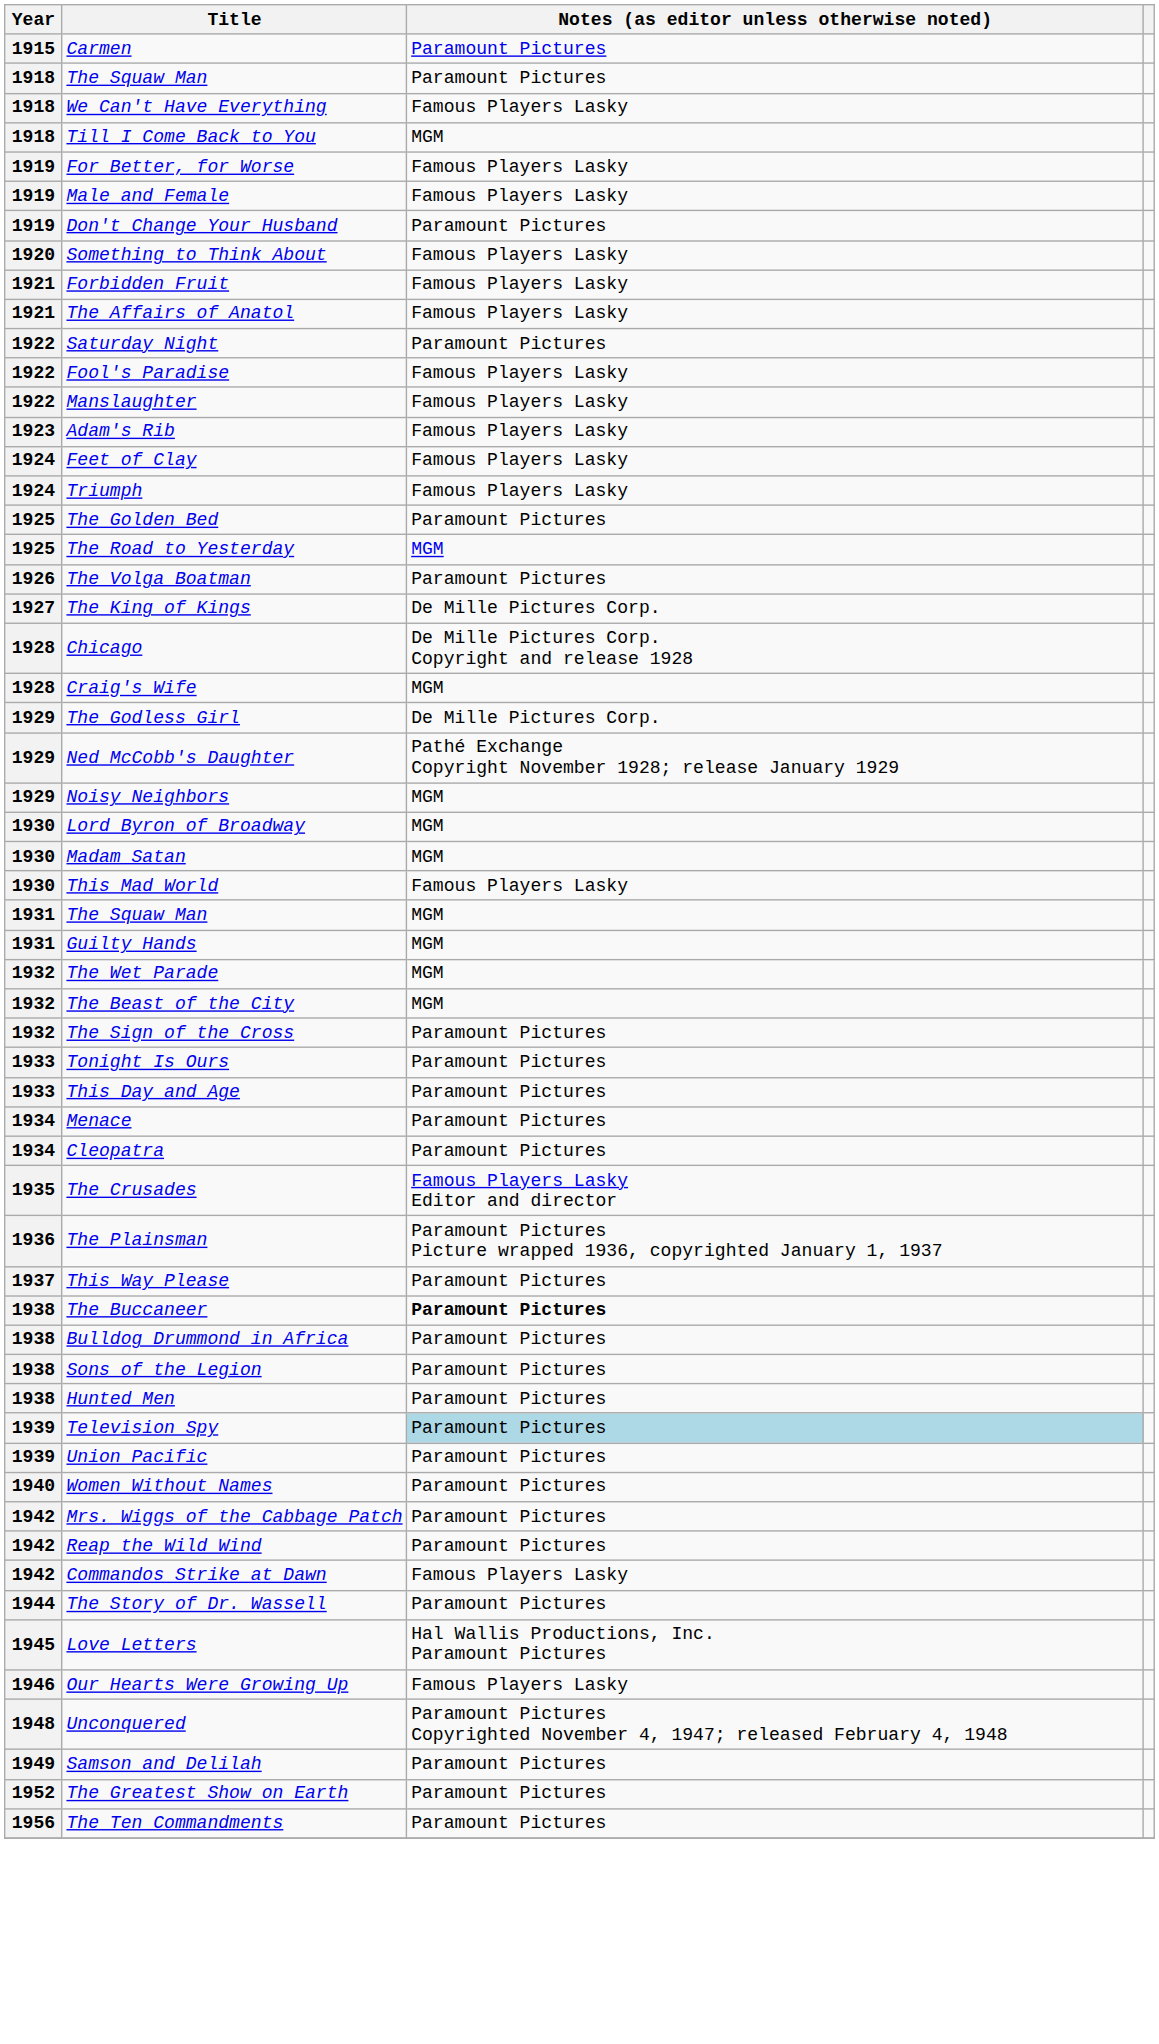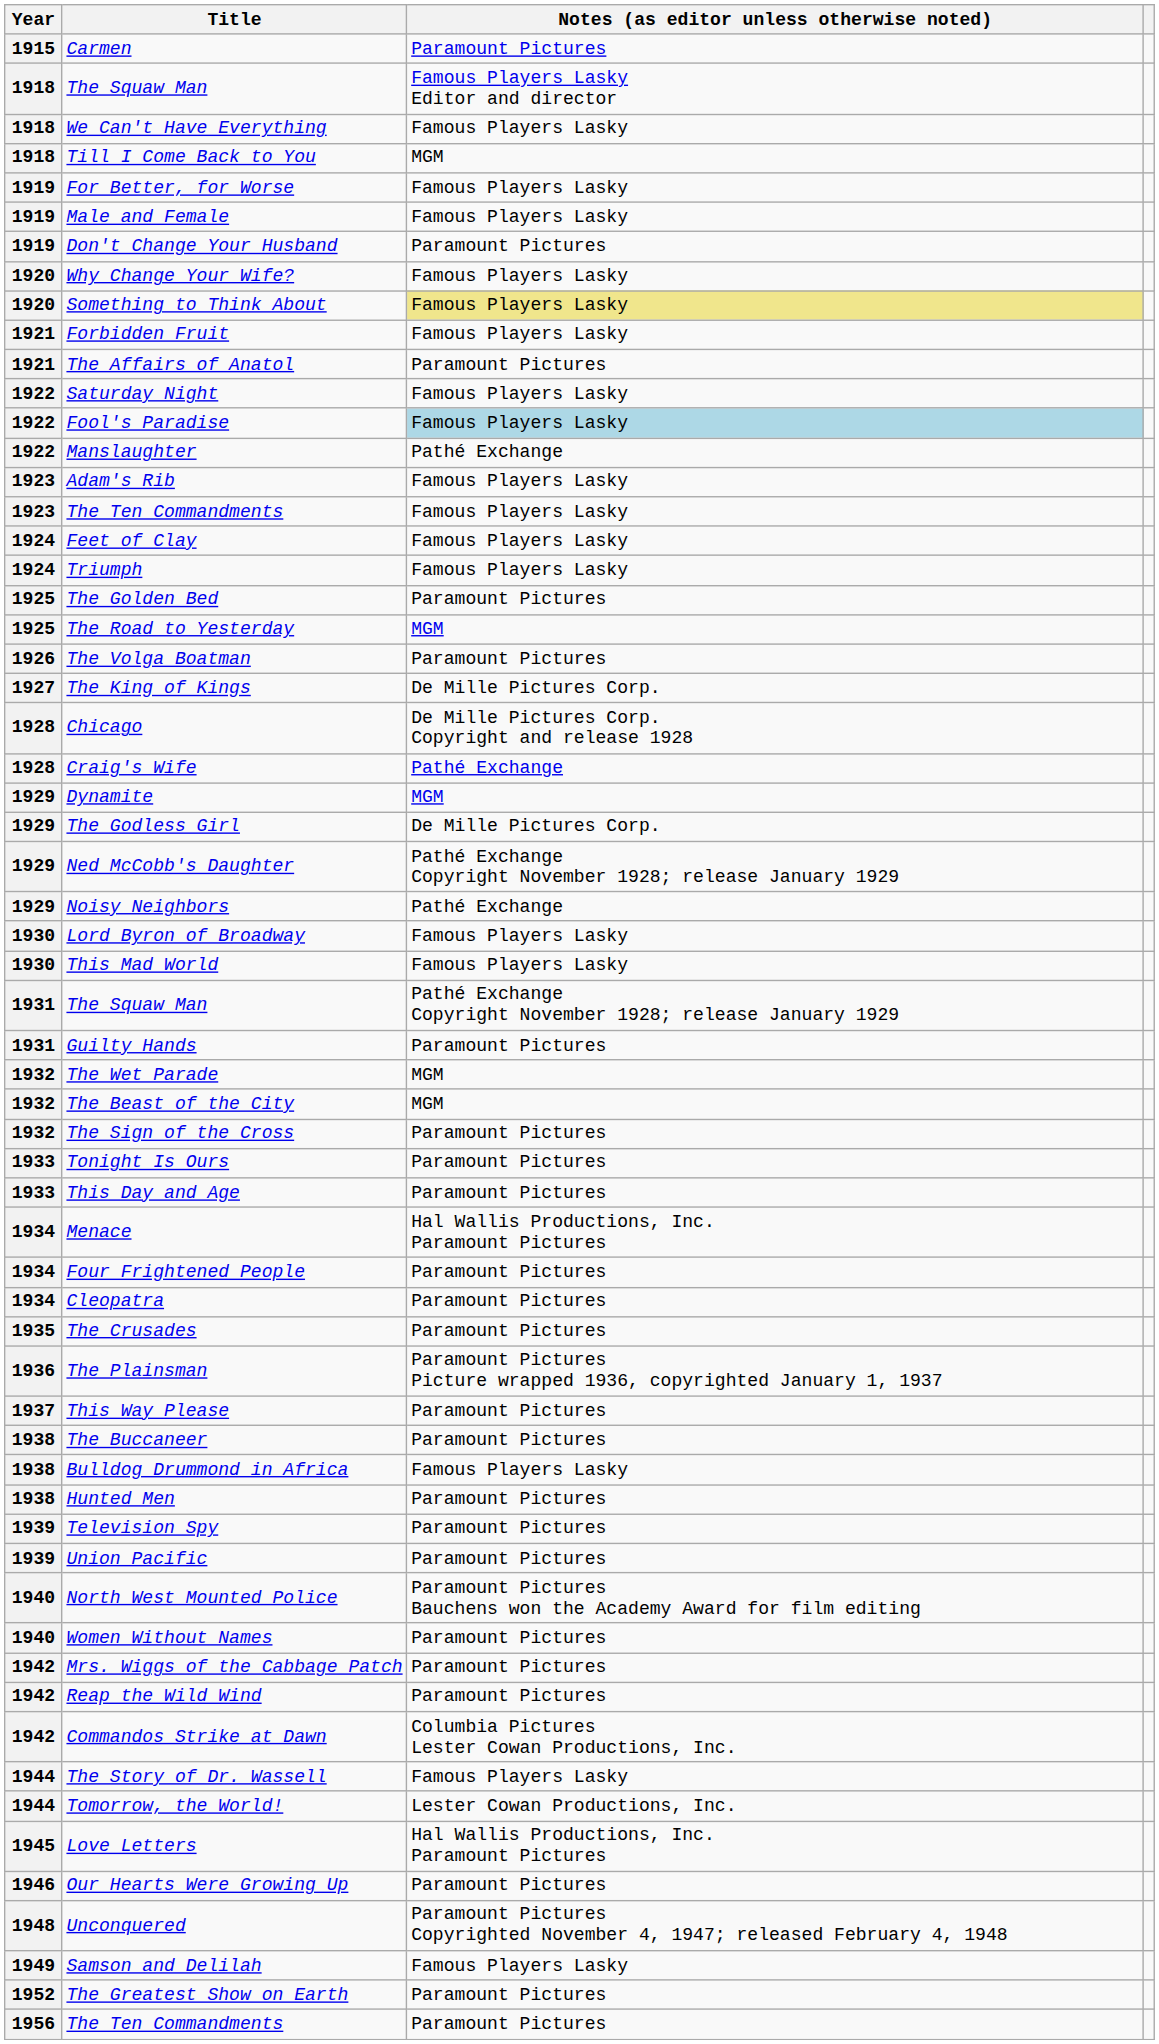(509, 78) Paramount Pictures -> (520, 89) Famous Players Lasky Editor and director
+ row: (33, 276)
(520, 255) no background -> (520, 305) khaki background
(520, 314) Famous Players Lasky -> (509, 364) Paramount Pictures
(509, 343) Paramount Pictures -> (520, 394) Famous Players Lasky
(520, 373) no background -> (520, 423) lightblue background
(520, 402) Famous Players Lasky -> (487, 453) Pathé Exchange
+ row: (33, 511)
(427, 688) MGM -> (487, 768) Pathé Exchange
+ row: (33, 797)
(427, 797) MGM -> (487, 907) Pathé Exchange
(427, 827) MGM -> (520, 936) Famous Players Lasky
- row: (33, 856)
(427, 915) MGM -> (655, 1005) Pathé Exchange Copyright November 1928; release January 1929
(427, 945) MGM -> (509, 1045) Paramount Pictures
(509, 1121) Paramount Pictures -> (563, 1232) Hal Wallis Productions, Inc. Paramount Pictures
+ row: (33, 1272)
(520, 1191) Famous Players Lasky Editor and director -> (509, 1331) Paramount Pictures
(509, 1310) bold -> (509, 1440) normal
(509, 1340) Paramount Pictures -> (520, 1470) Famous Players Lasky
- row: (33, 1369)
(509, 1428) lightblue background -> (509, 1529) no background
+ row: (33, 1598)
(520, 1575) Famous Players Lasky -> (574, 1737) Columbia Pictures Lester Cowan Productions, Inc.
(509, 1605) Paramount Pictures -> (520, 1777) Famous Players Lasky
+ row: (33, 1806)
(520, 1685) Famous Players Lasky -> (509, 1886) Paramount Pictures
(509, 1764) Paramount Pictures -> (520, 1966) Famous Players Lasky
